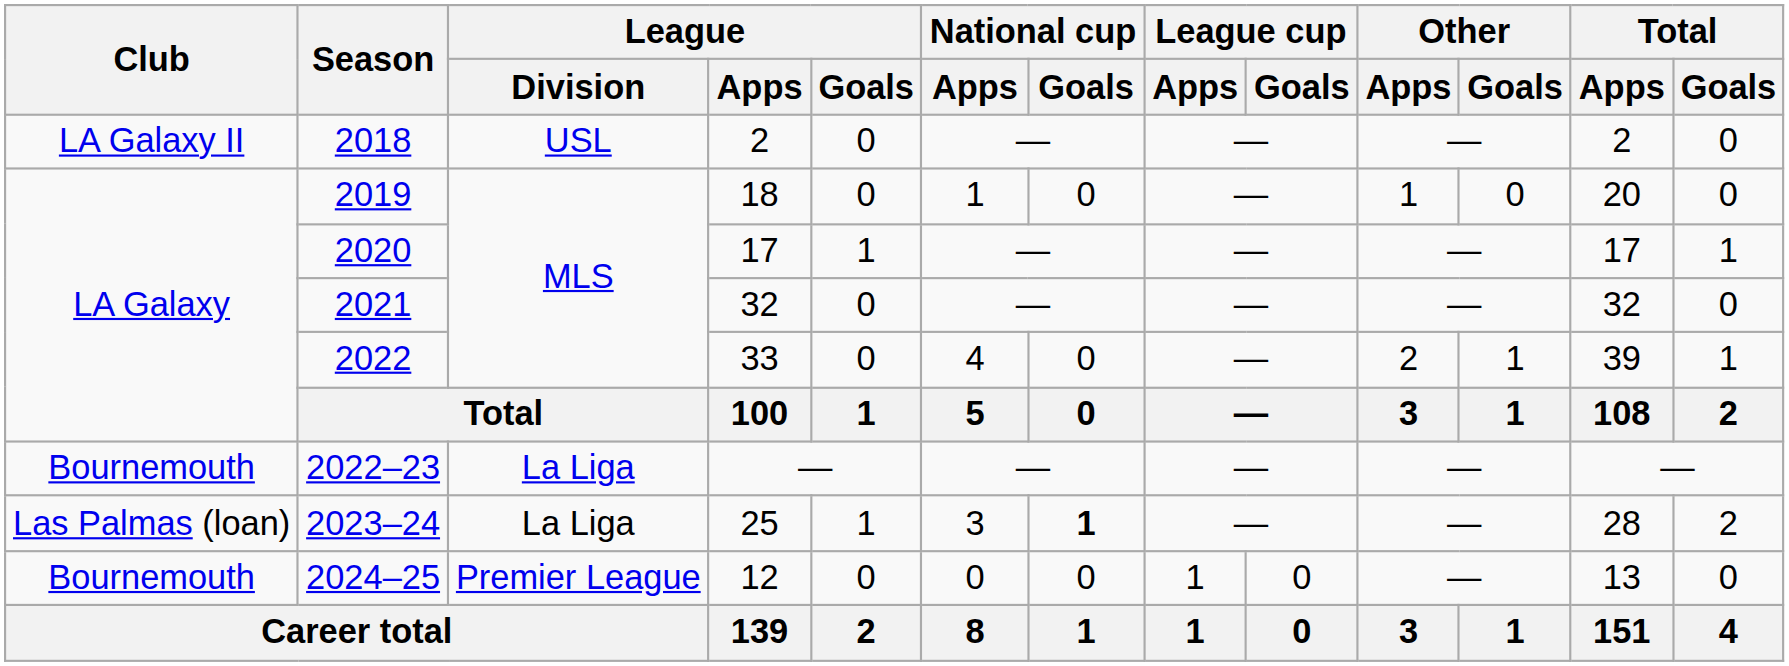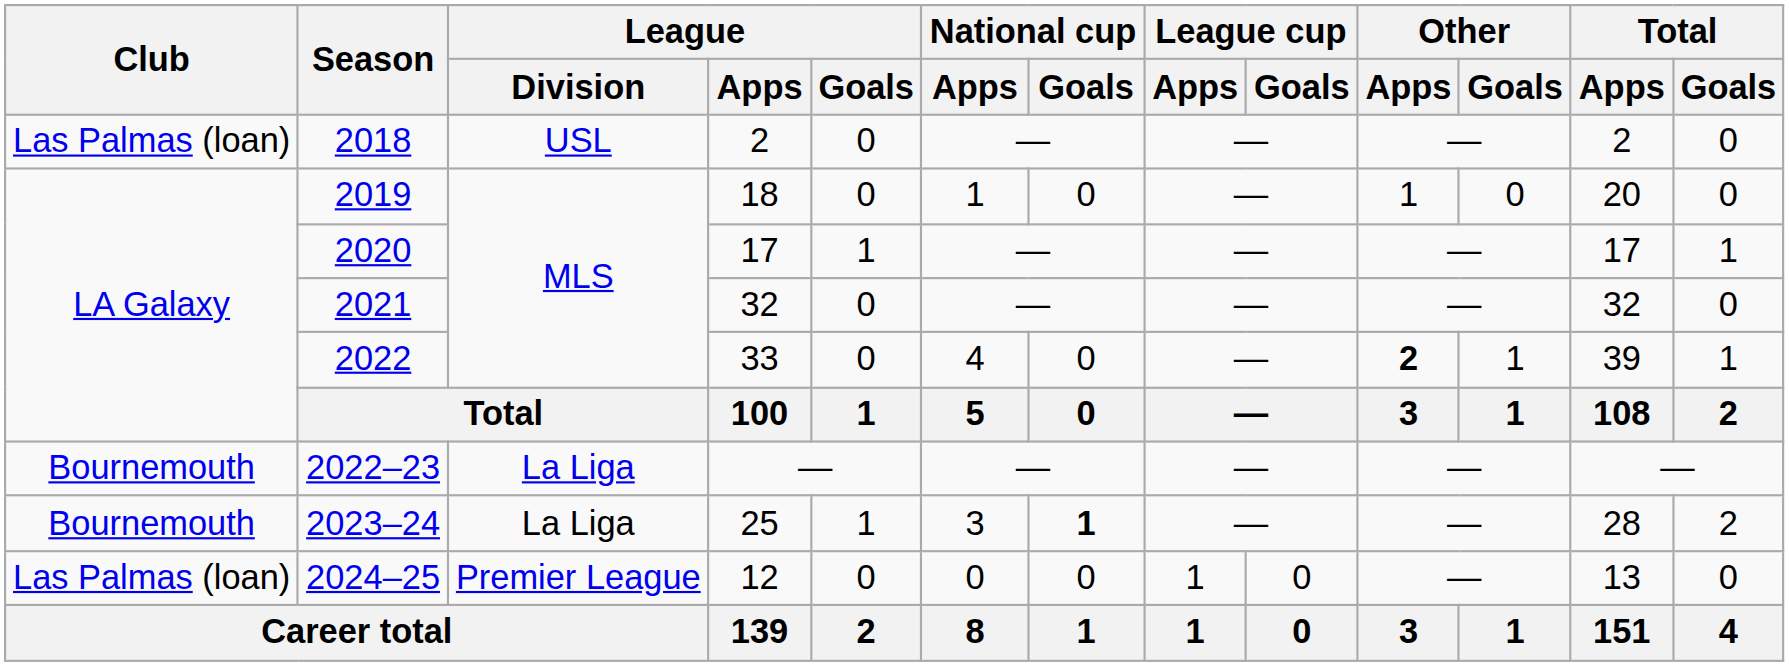(152, 140) LA Galaxy II -> (152, 140) Las Palmas (loan)
(1408, 359) normal -> (1408, 359) bold
(152, 522) Las Palmas (loan) -> (152, 522) Bournemouth
(152, 577) Bournemouth -> (152, 577) Las Palmas (loan)
